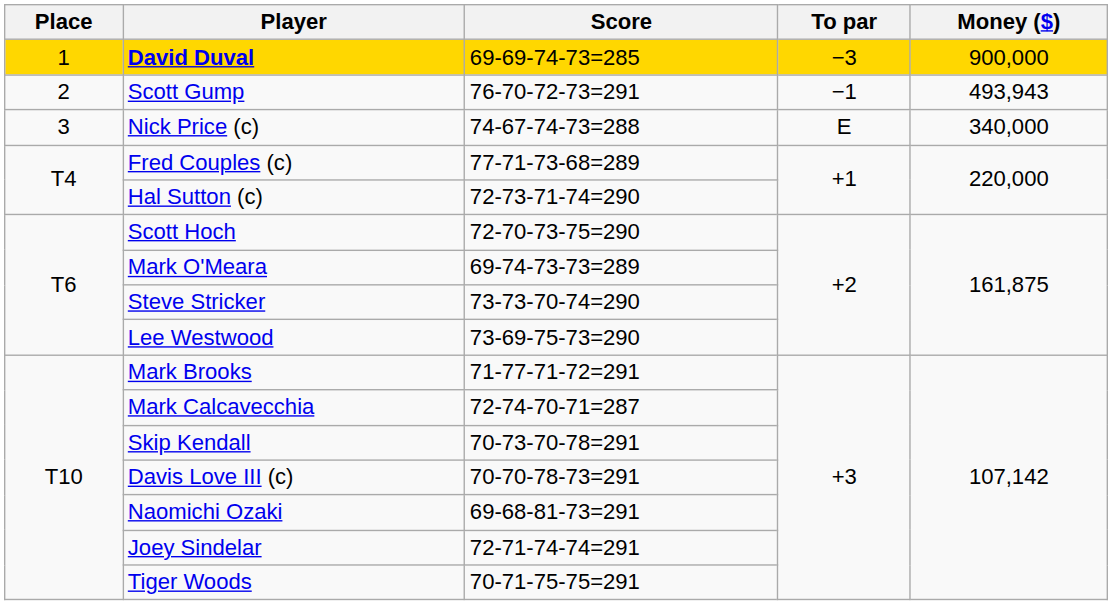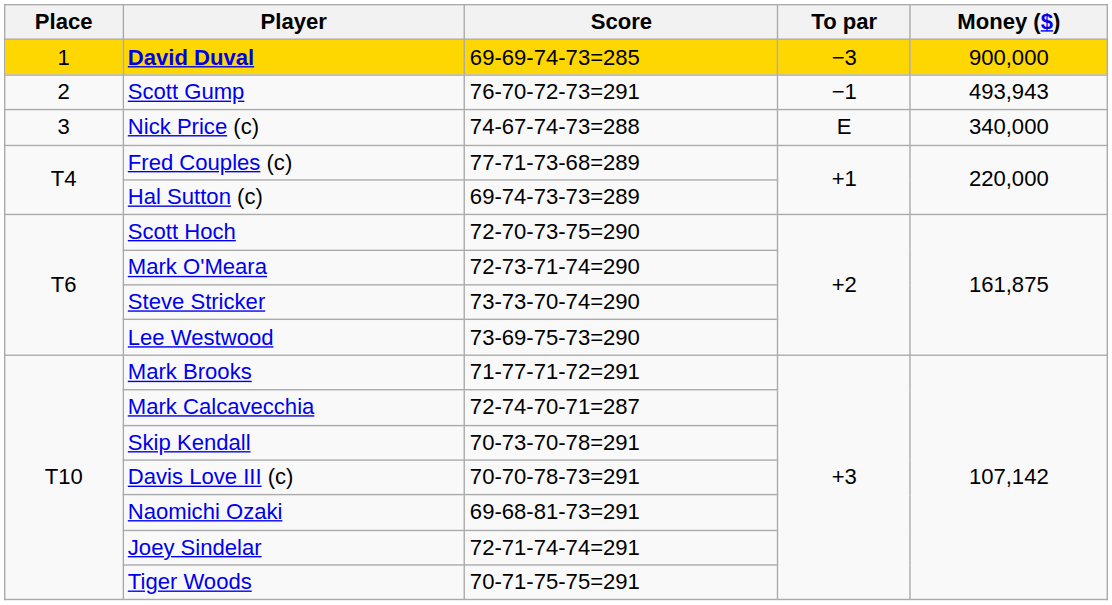(555, 197) 72-73-71-74=290 -> (555, 197) 69-74-73-73=289
(555, 267) 69-74-73-73=289 -> (555, 267) 72-73-71-74=290
